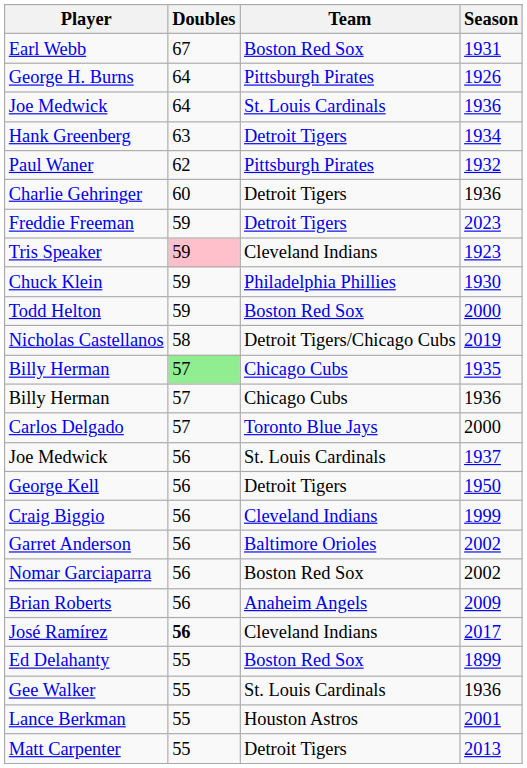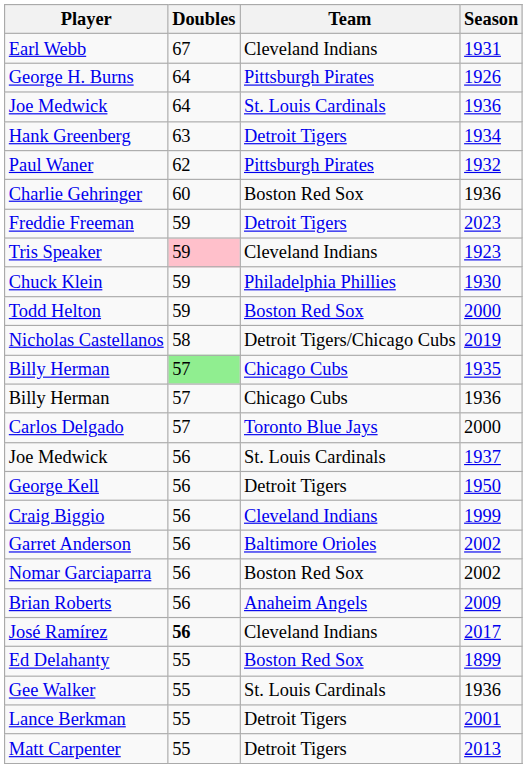(304, 48) Boston Red Sox -> (311, 48) Cleveland Indians
(295, 194) Detroit Tigers -> (304, 194) Boston Red Sox
(301, 719) Houston Astros -> (295, 719) Detroit Tigers
